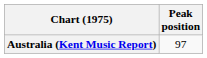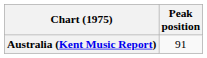(181, 44) 97 -> (181, 44) 91
